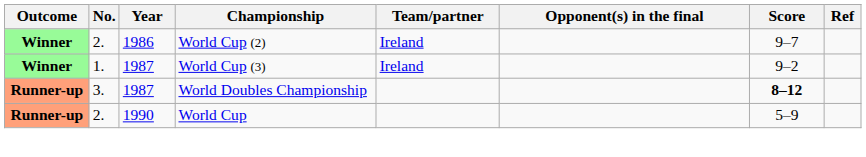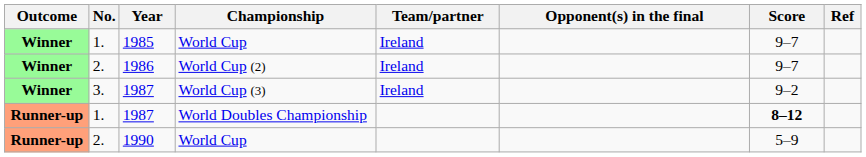+ row: (138, 41)
(99, 66) 1. -> (99, 90) 3.
(99, 90) 3. -> (99, 115) 1.
